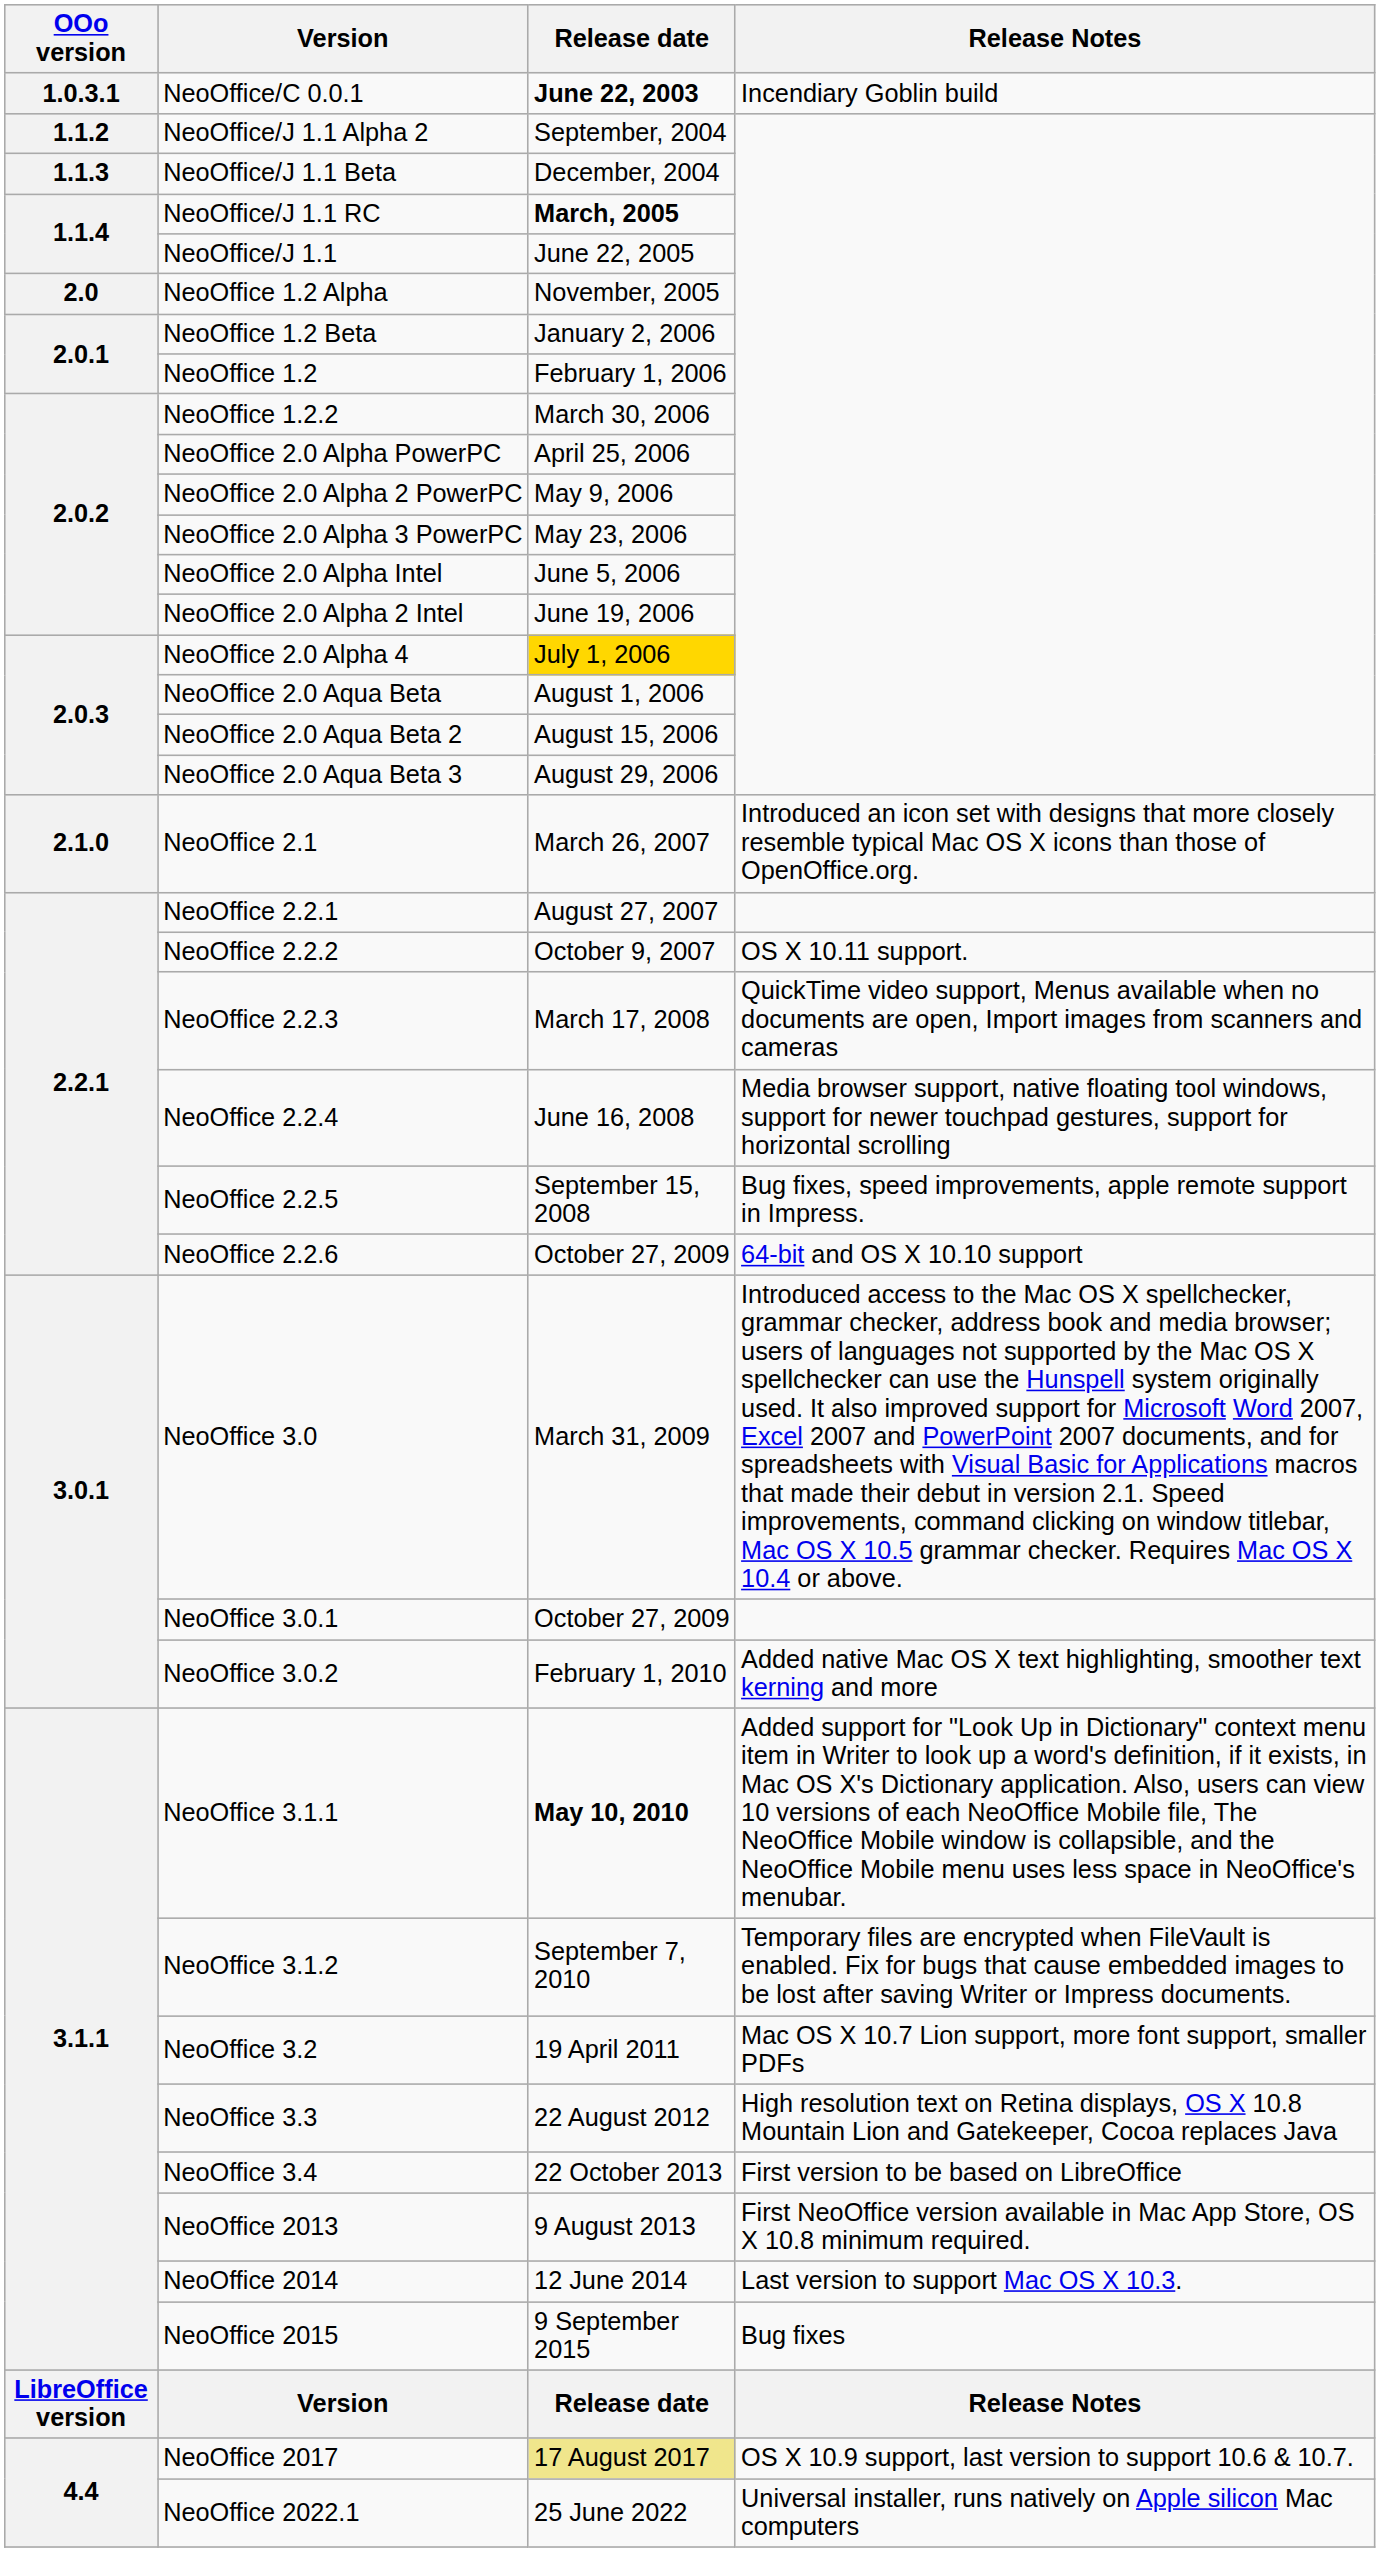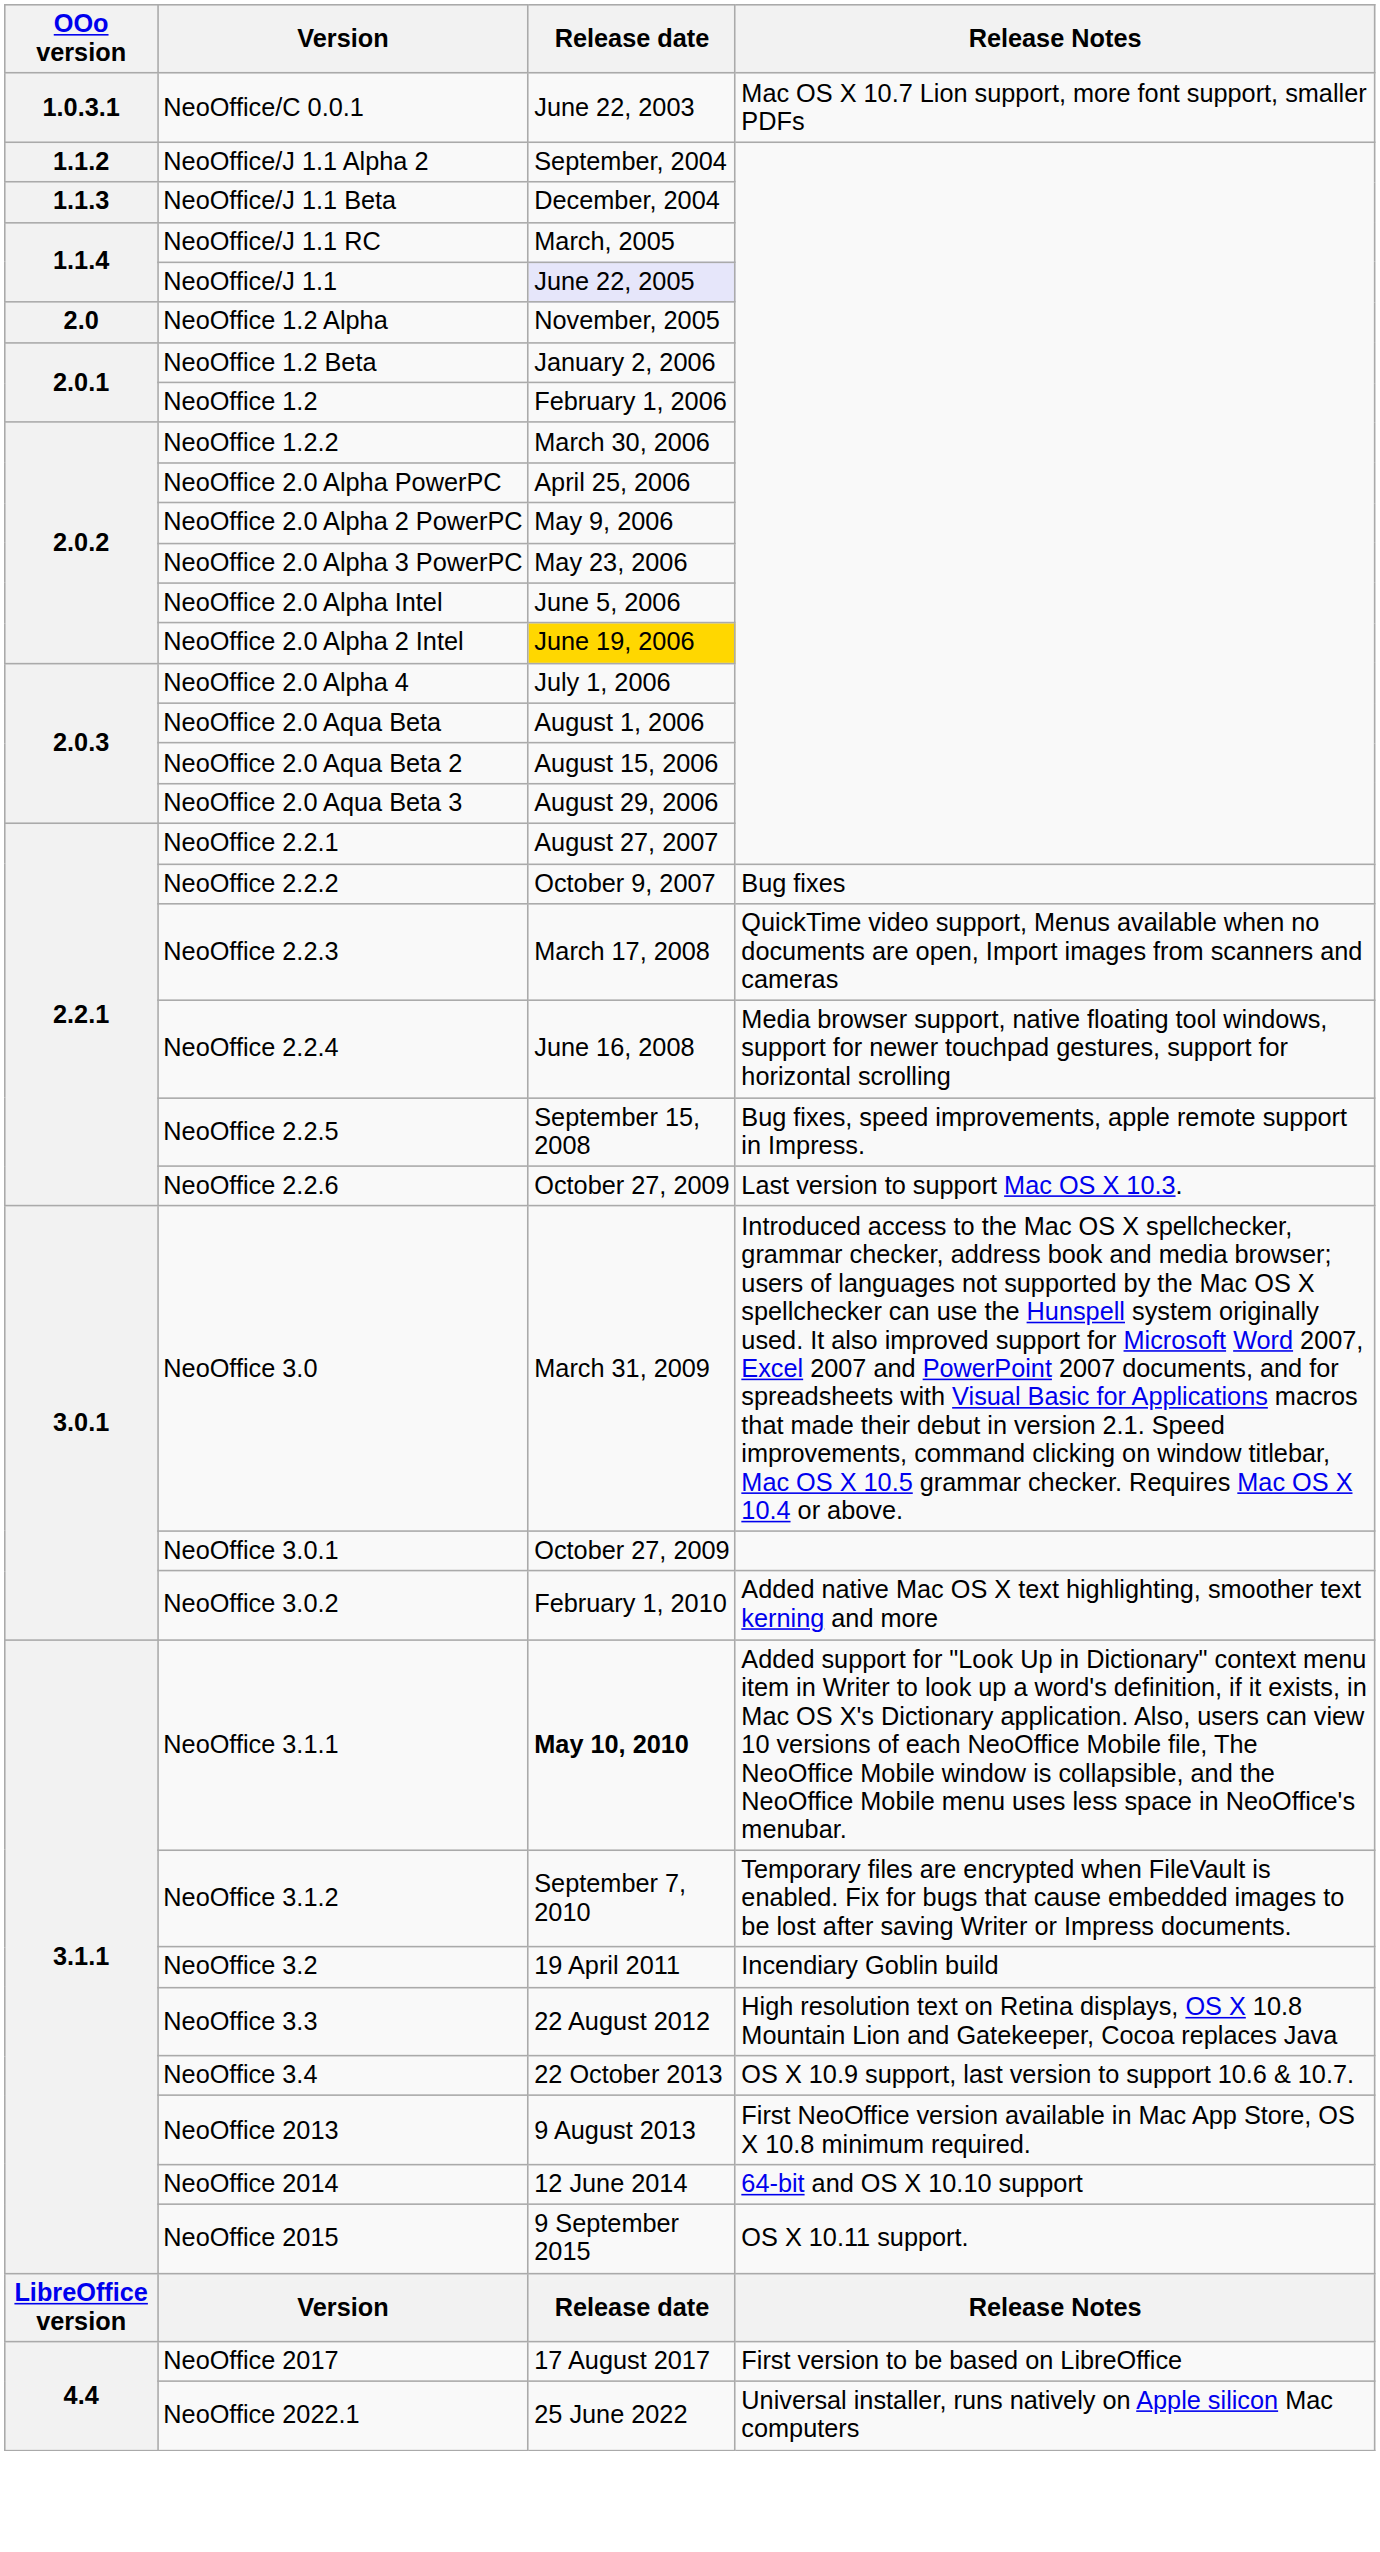(616, 93) bold -> (614, 107) normal
(870, 93) Incendiary Goblin build -> (1054, 107) Mac OS X 10.7 Lion support, more font support, smaller PDFs
(606, 213) bold -> (605, 241) normal
(614, 253) no background -> (614, 281) lavender background
(614, 614) no background -> (614, 642) gold background
(602, 654) gold background -> (602, 682) no background
- row: (240, 843)
(855, 951) OS X 10.11 support. -> (793, 883) Bug fixes
(912, 1254) 64-bit and OS X 10.10 support -> (962, 1185) Last version to support Mac OS X 10.3.
(1054, 2049) Mac OS X 10.7 Lion support, more font support, smaller PDFs -> (870, 1966) Incendiary Goblin build
(961, 2172) First version to be based on LibreOffice -> (1048, 2075) OS X 10.9 support, last version to support 10.6 & 10.7.
(962, 2280) Last version to support Mac OS X 10.3. -> (912, 2184) 64-bit and OS X 10.10 support
(793, 2335) Bug fixes -> (855, 2238) OS X 10.11 support.
(622, 2458) khaki background -> (622, 2361) no background
(1047, 2458) OS X 10.9 support, last version to support 10.6 & 10.7. -> (962, 2361) First version to be based on LibreOffice
